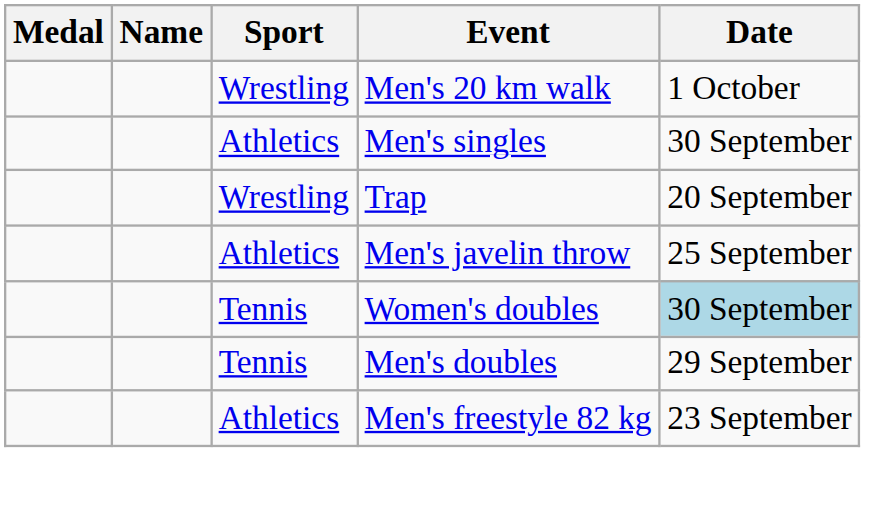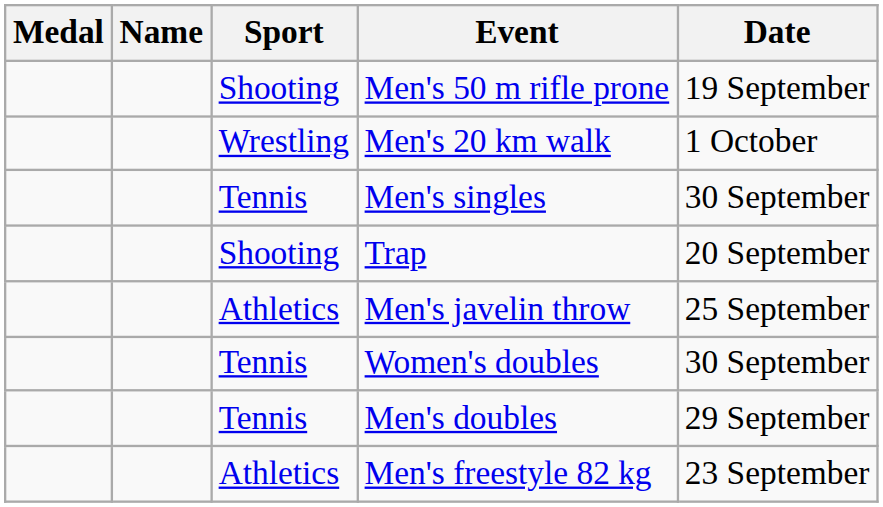+ row: (517, 87)
(279, 142) Athletics -> (263, 197) Tennis
(284, 197) Wrestling -> (279, 252) Shooting
(759, 307) lightblue background -> (777, 363) no background
